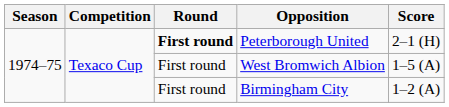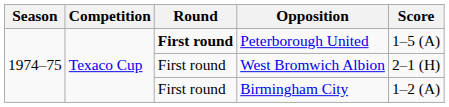(416, 41) 2–1 (H) -> (416, 41) 1–5 (A)
(416, 65) 1–5 (A) -> (416, 65) 2–1 (H)
